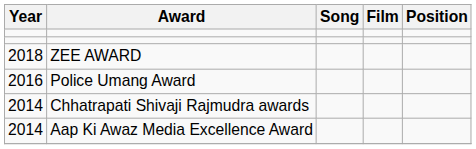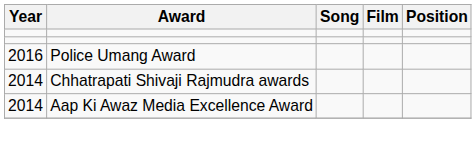- row: (26, 56)
